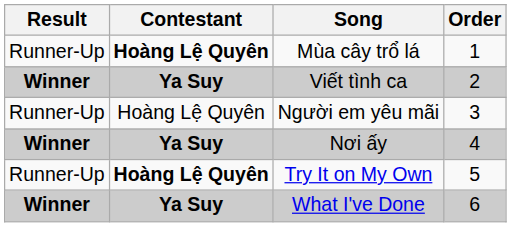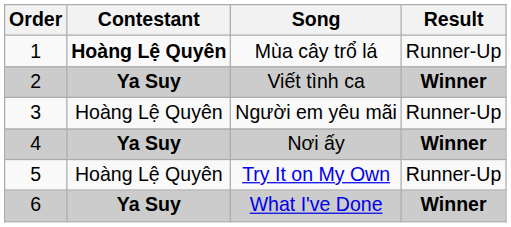columns swapped: (475, 19) <-> (57, 19)
(191, 174) bold -> (149, 174) normal
